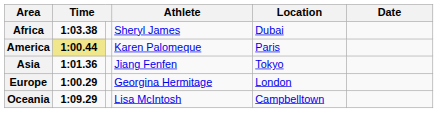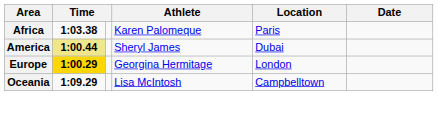(147, 30) Sheryl James -> (158, 30) Karen Palomeque
(269, 30) Dubai -> (268, 30) Paris
(158, 47) Karen Palomeque -> (147, 47) Sheryl James
(268, 47) Paris -> (269, 47) Dubai
- row: (28, 64)
(79, 82) no background -> (79, 64) gold background
